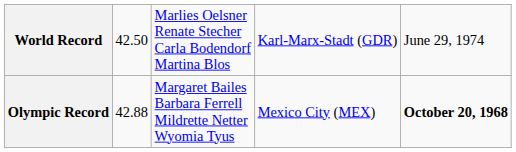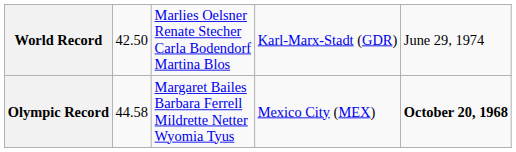(132, 111) 42.88 -> (132, 111) 44.58
